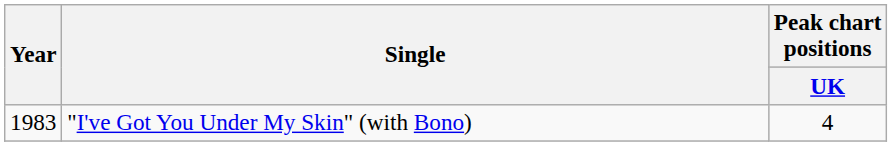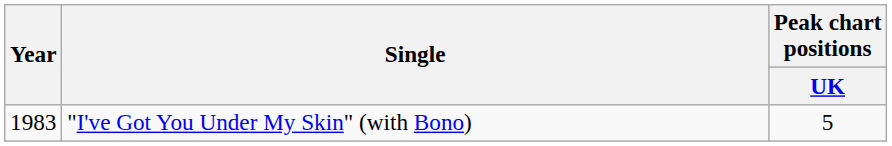(828, 122) 4 -> (828, 122) 5
